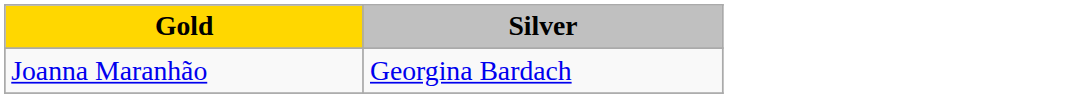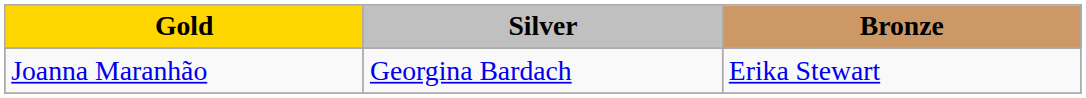+ column: (902, 26)
